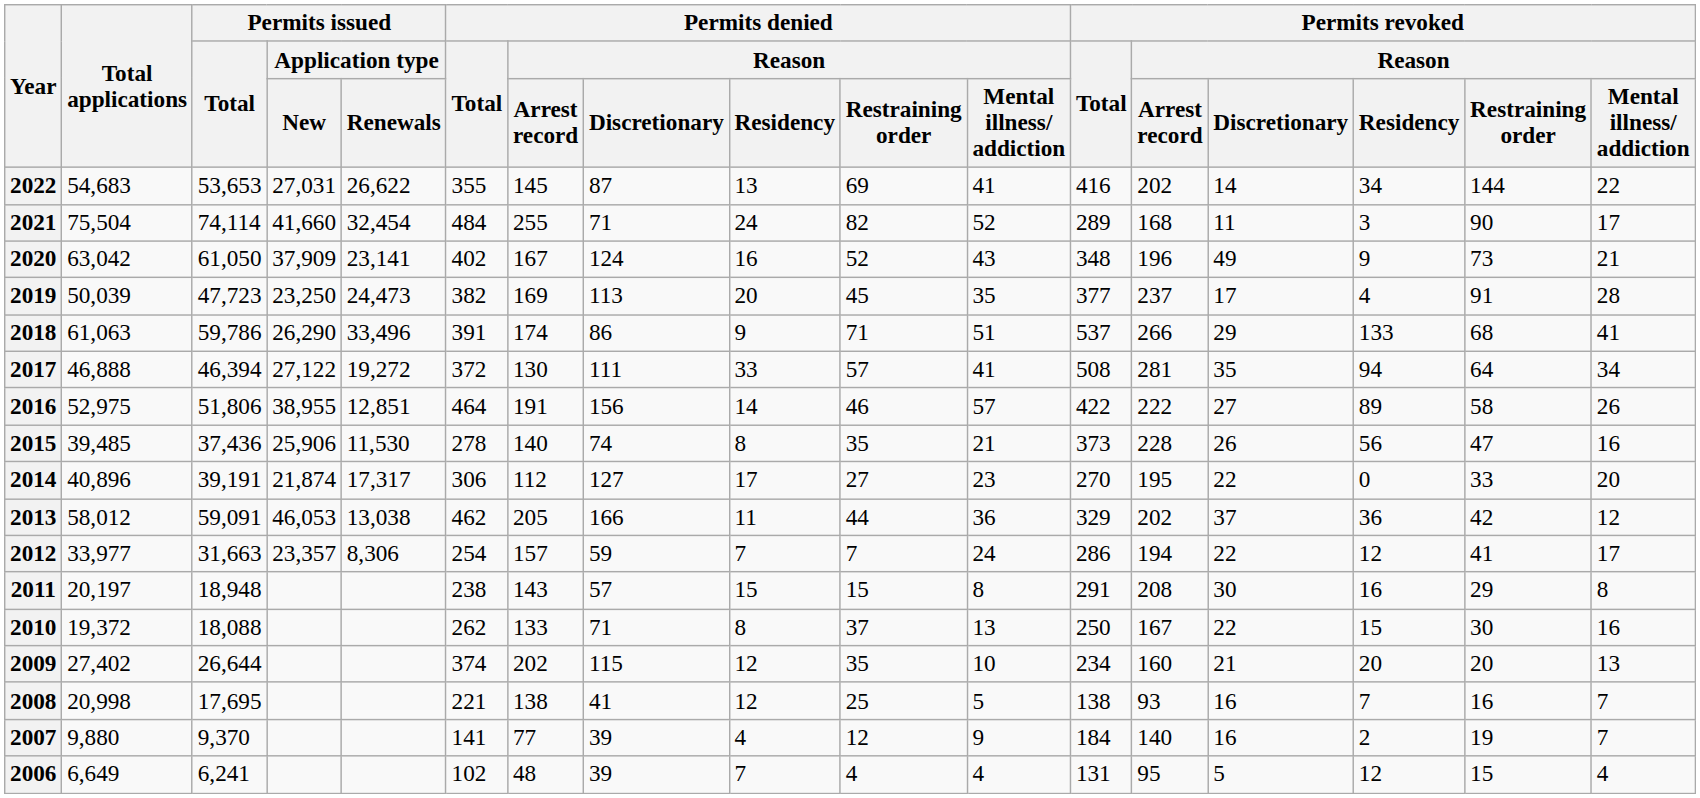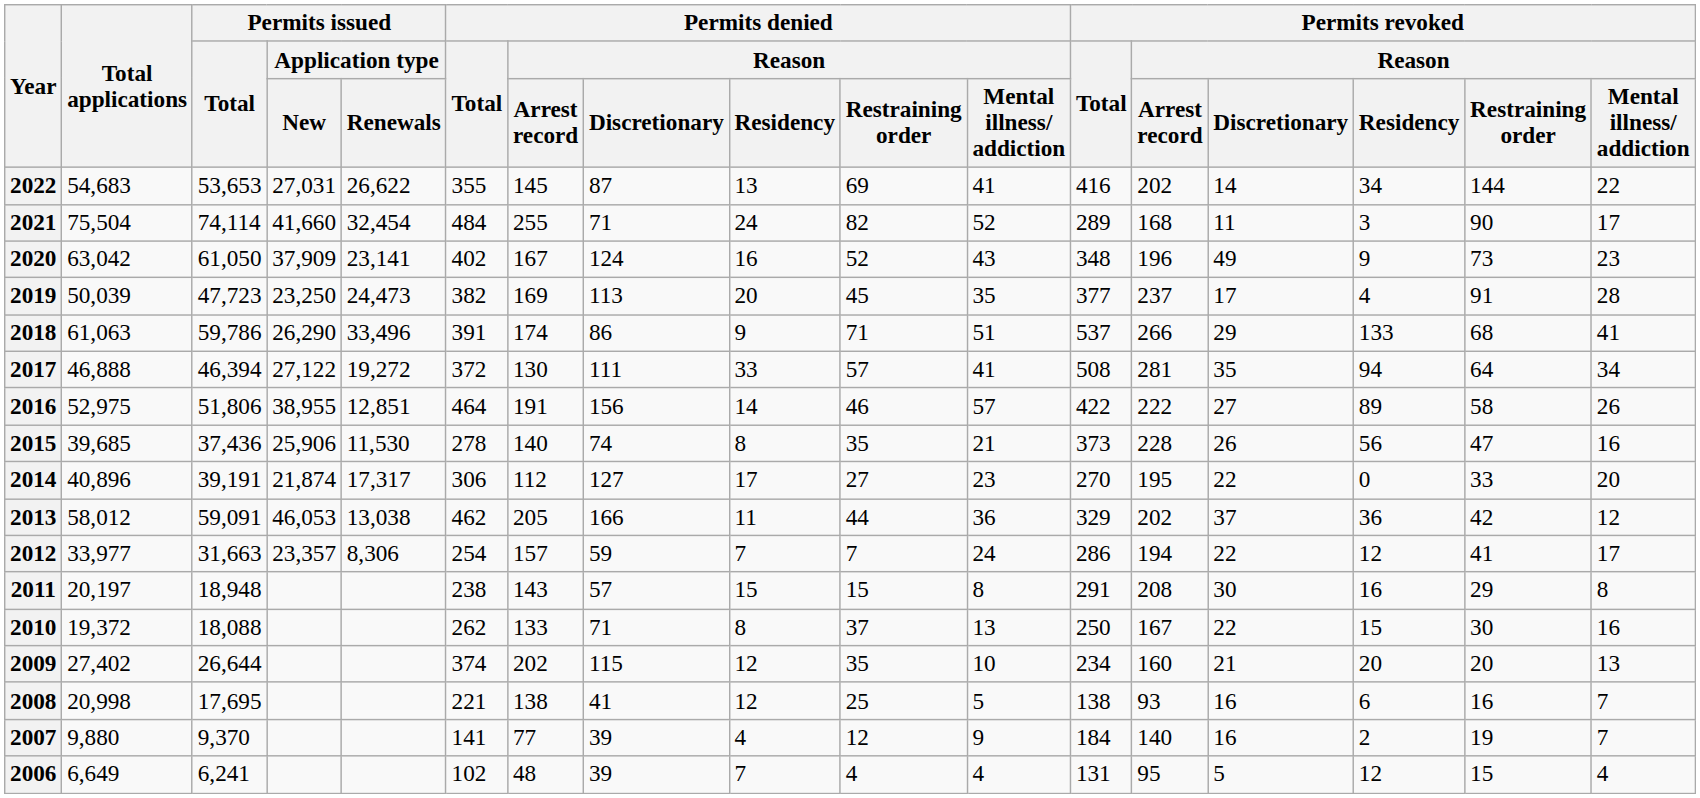(1608, 259) 21 -> (1608, 259) 23
(99, 443) 39,485 -> (99, 443) 39,685
(1365, 700) 7 -> (1365, 700) 6
